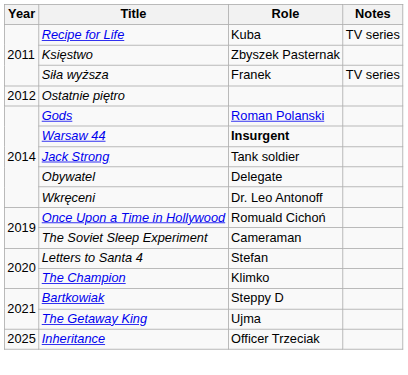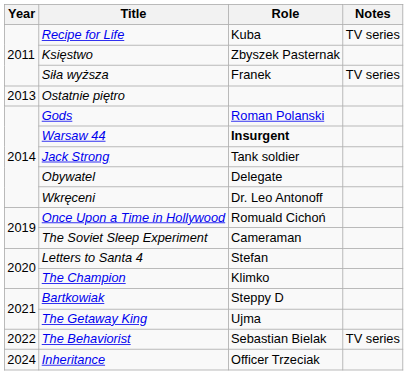(22, 95) 2012 -> (22, 95) 2013
+ row: (86, 339)
(22, 339) 2025 -> (22, 359) 2024
